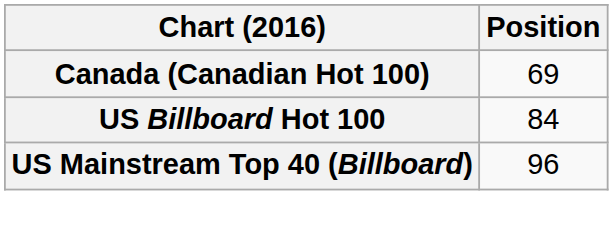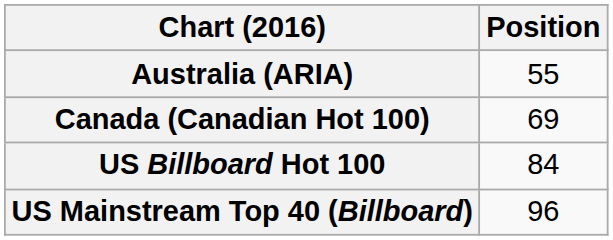+ row: (242, 73)
